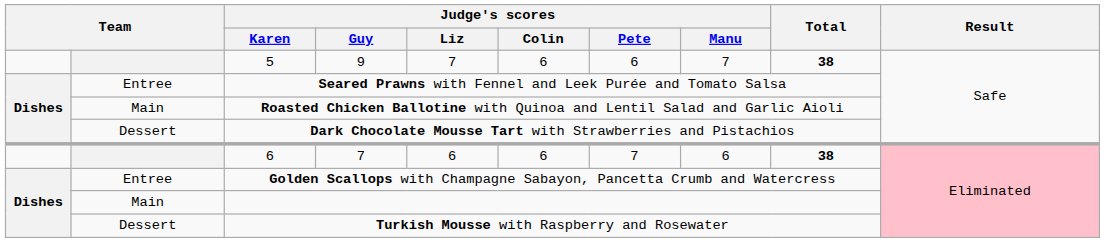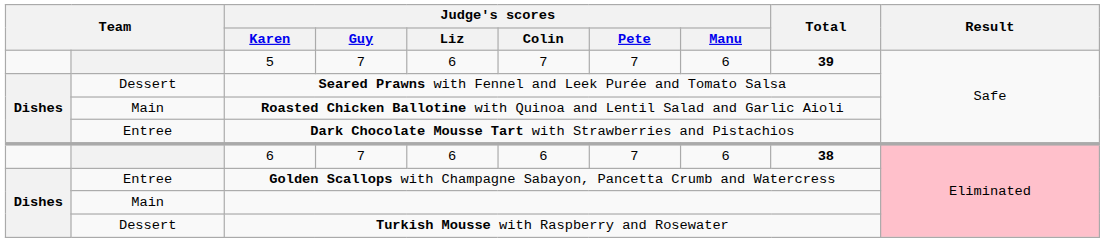(361, 62) 9 -> (361, 62) 7
(452, 62) 7 -> (452, 62) 6
(543, 62) 6 -> (543, 62) 7
(634, 62) 6 -> (634, 62) 7
(726, 62) 7 -> (726, 62) 6
(826, 62) 38 -> (826, 62) 39
(148, 85) Entree -> (148, 85) Dessert
(148, 131) Dessert -> (148, 131) Entree
